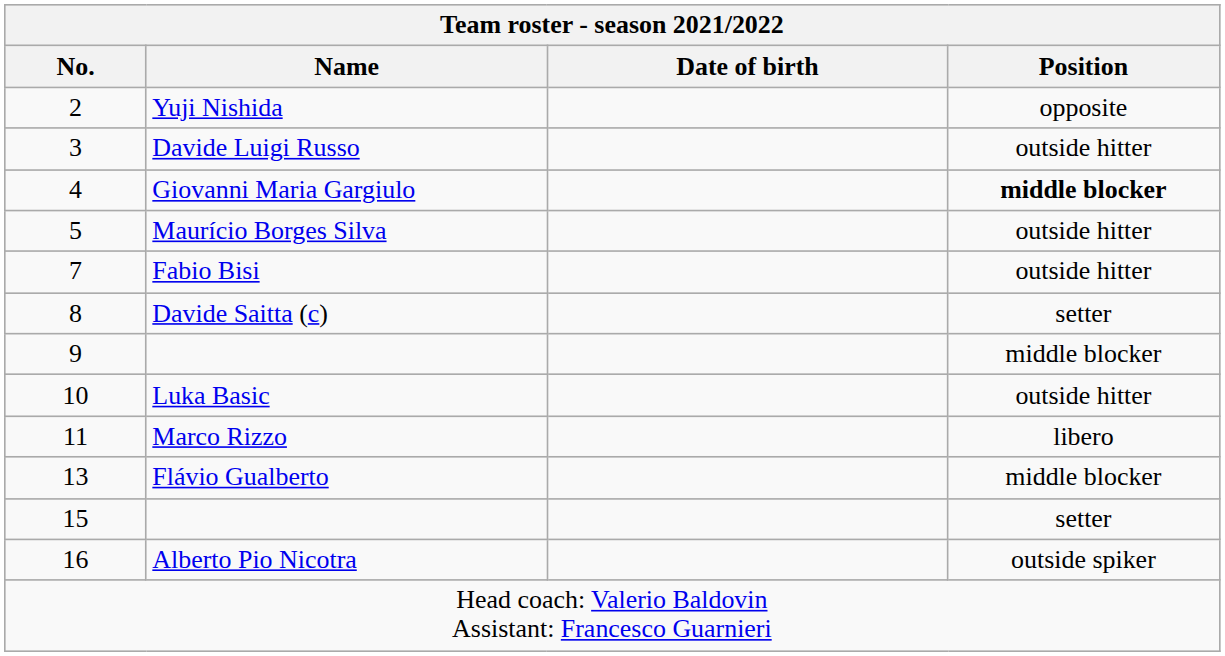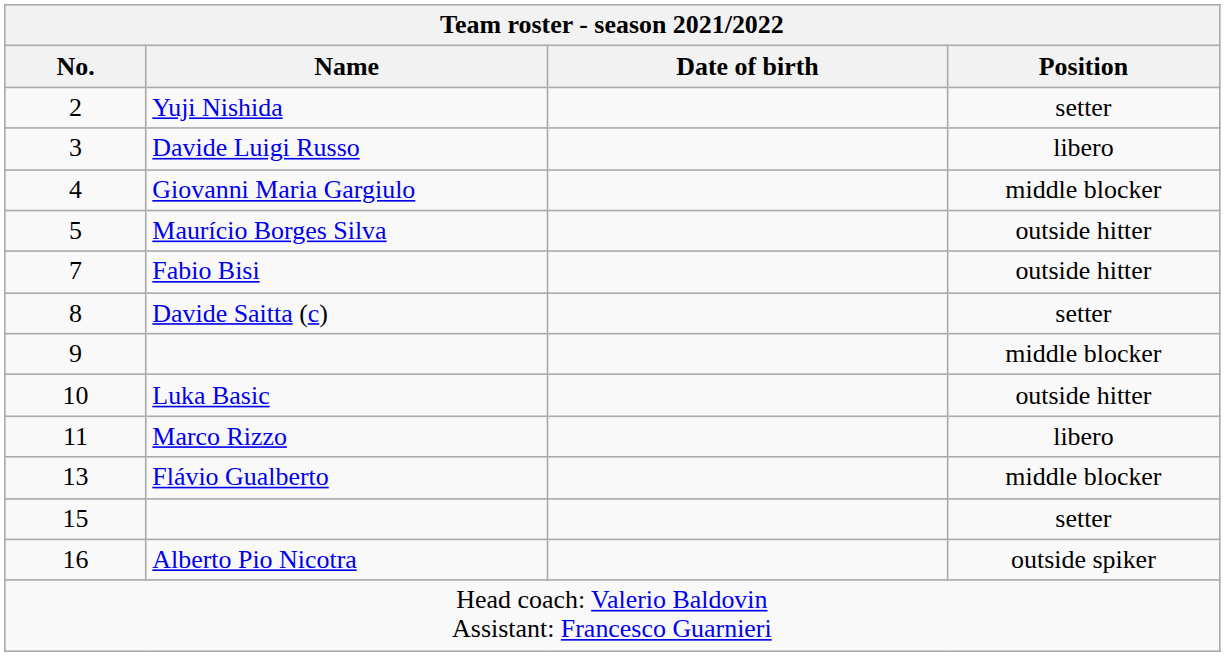(1083, 107) opposite -> (1083, 107) setter
(1083, 148) outside hitter -> (1083, 148) libero
(1083, 189) bold -> (1083, 189) normal
